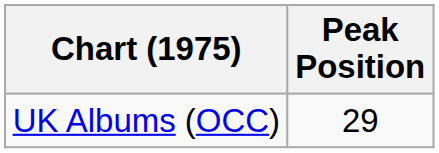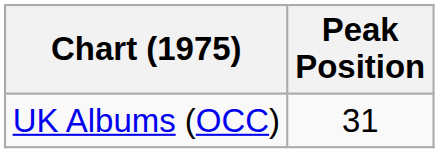(360, 119) 29 -> (360, 119) 31
